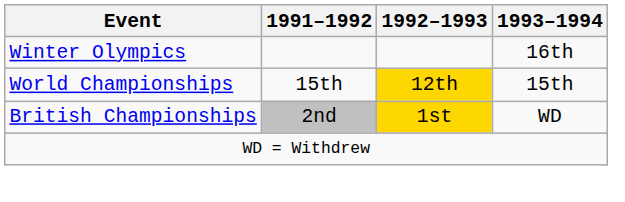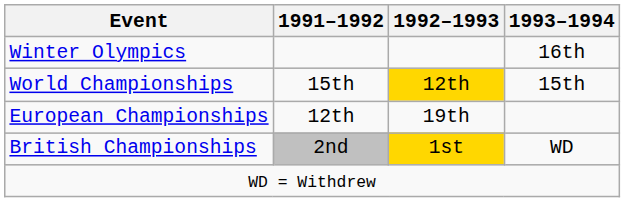+ row: (139, 117)
